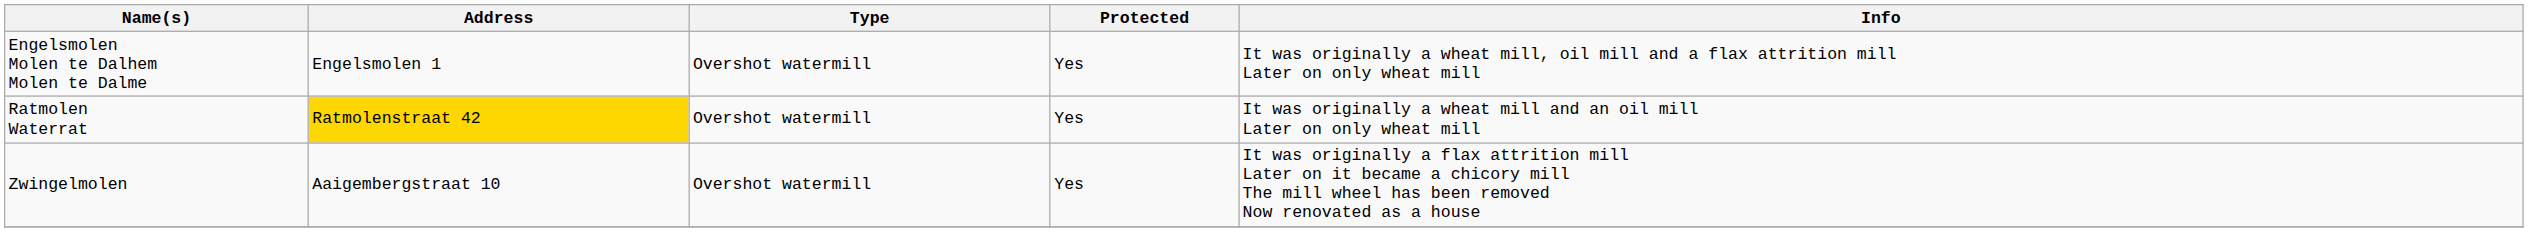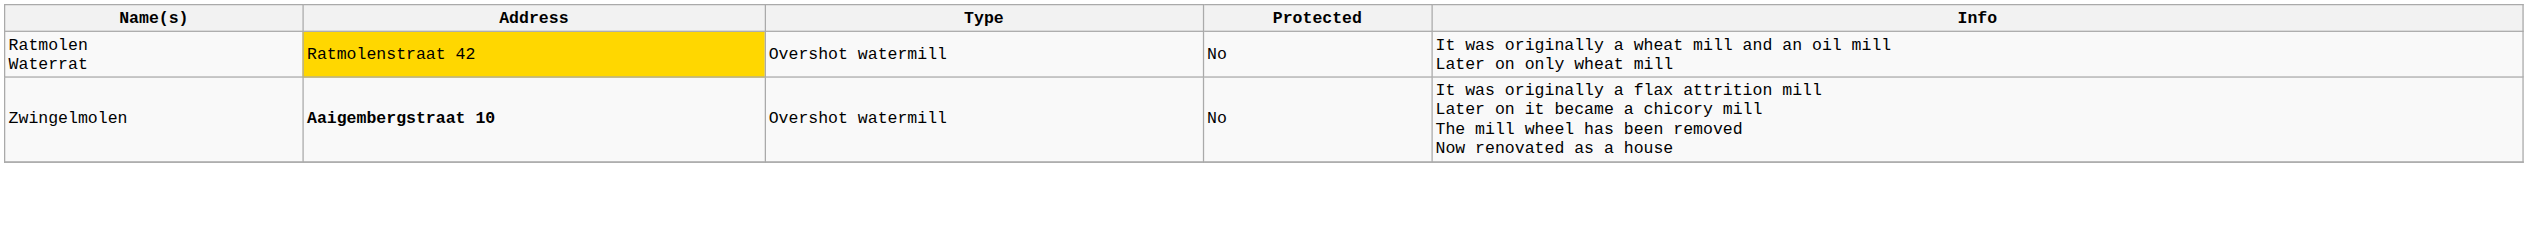- row: (83, 64)
(1069, 120) Yes -> (1217, 55) No
(406, 185) normal -> (401, 120) bold
(1069, 185) Yes -> (1217, 120) No
